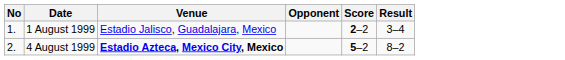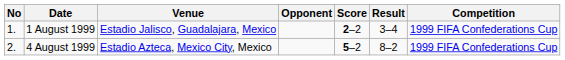+ column: (484, 12)
(192, 46) bold -> (186, 46) normal
